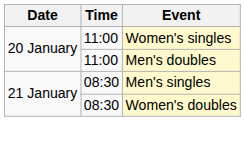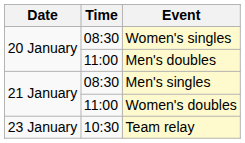(101, 37) 11:00 -> (101, 37) 08:30
(101, 104) 08:30 -> (101, 104) 11:00
+ row: (160, 127)
